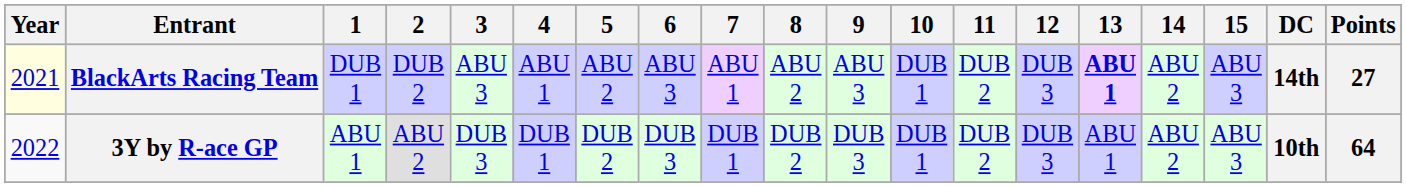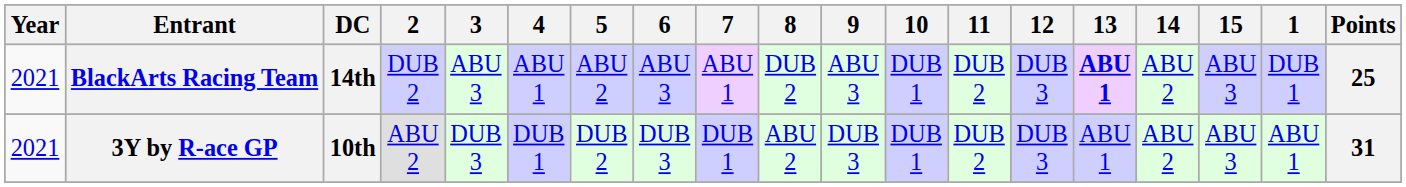columns swapped: (355, 24) <-> (1296, 24)
(35, 78) lightyellow background -> (35, 78) no background
(796, 78) ABU 2 -> (790, 78) DUB 2
(1363, 78) 27 -> (1363, 78) 25
(35, 147) 2022 -> (35, 147) 2021
(796, 147) DUB 2 -> (790, 147) ABU 2
(1363, 147) 64 -> (1363, 147) 31
